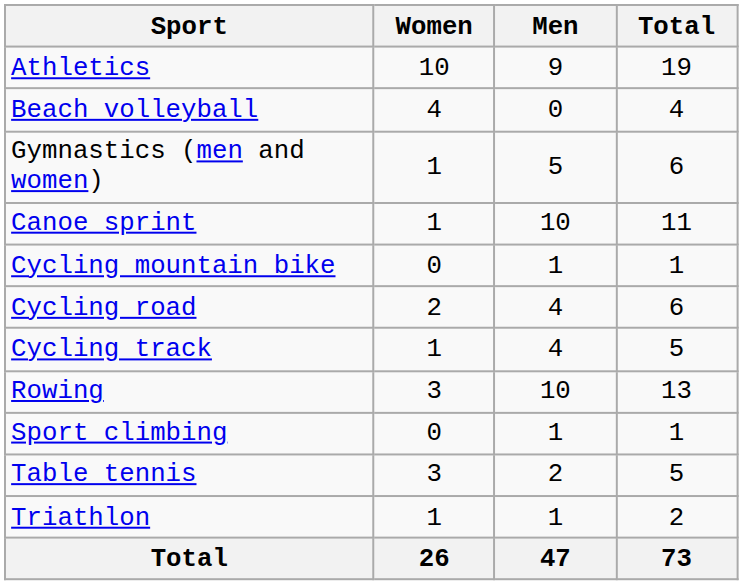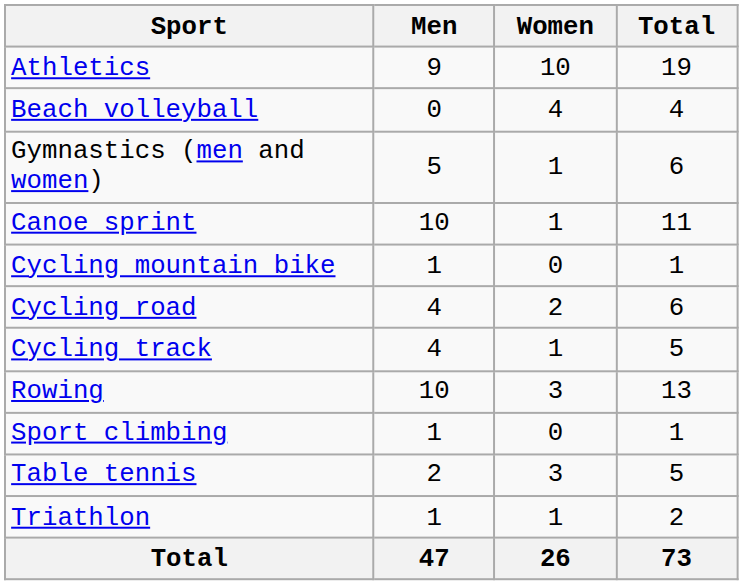columns swapped: (555, 26) <-> (434, 26)
